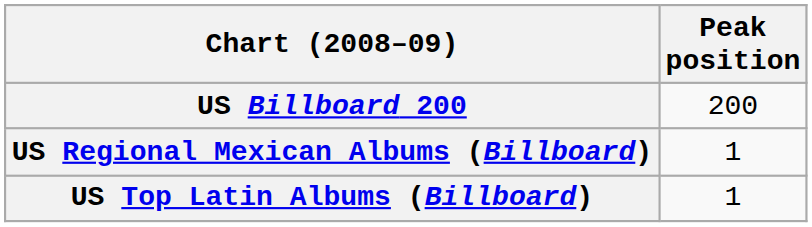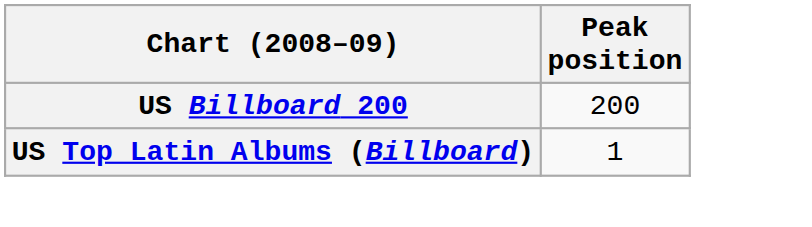- row: (332, 152)
